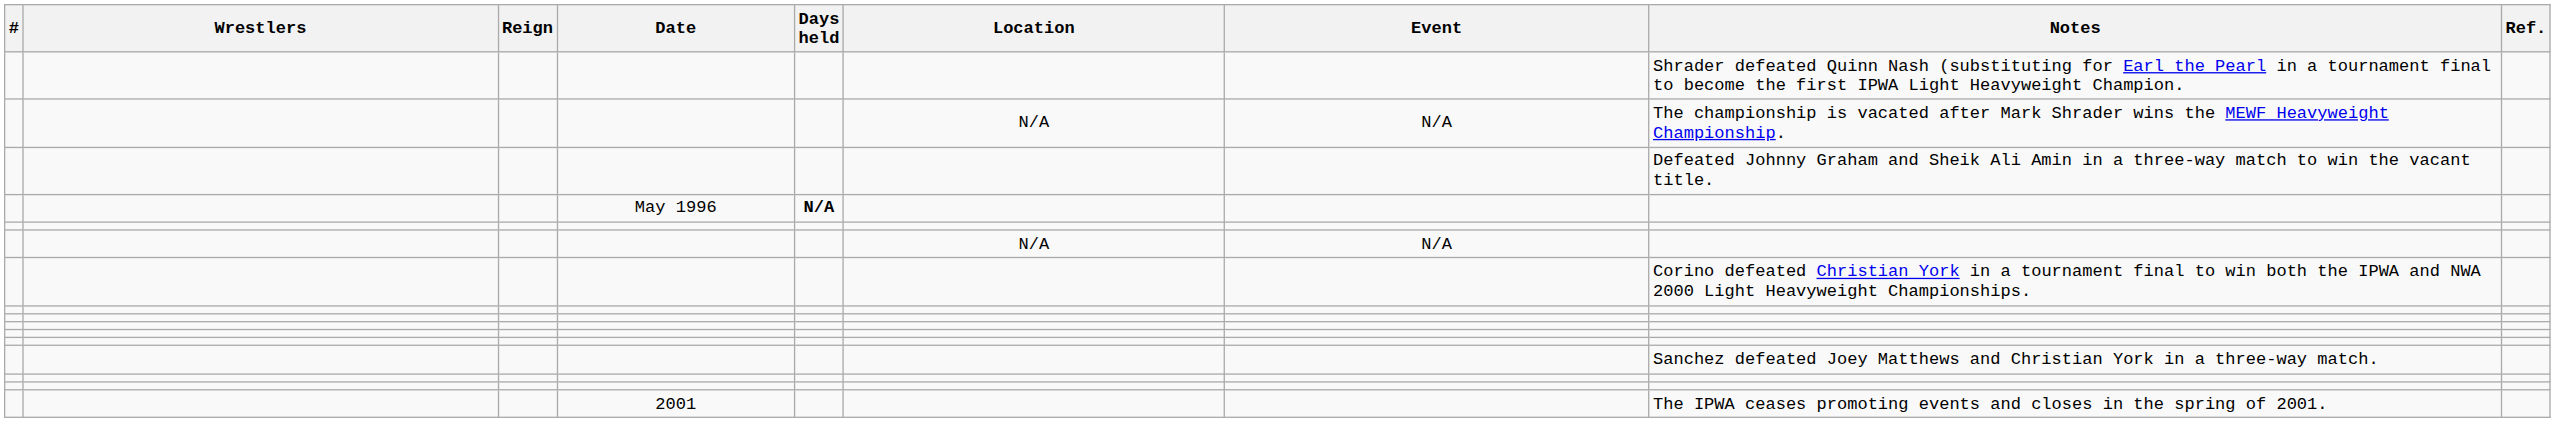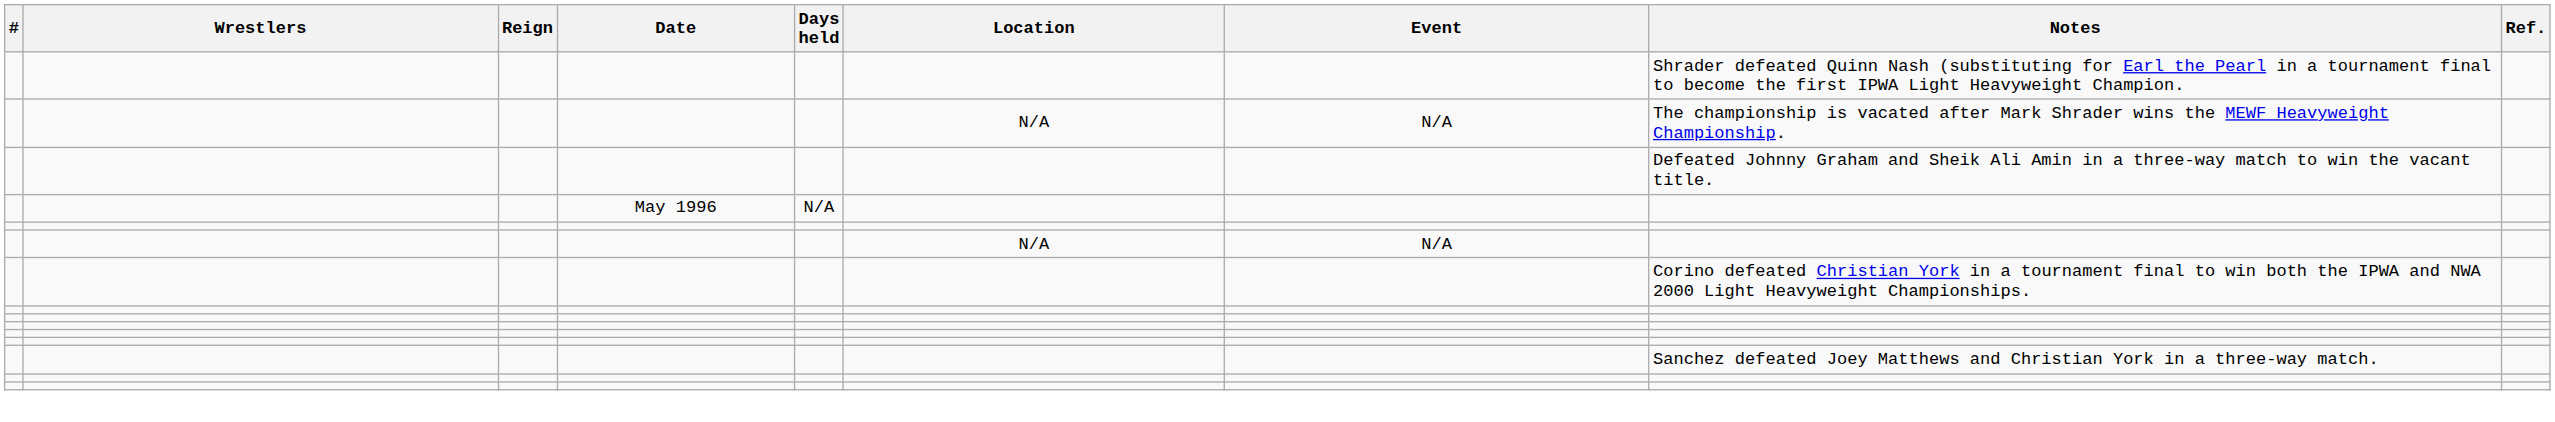(819, 208) bold -> (819, 208) normal
- row: (14, 404)
